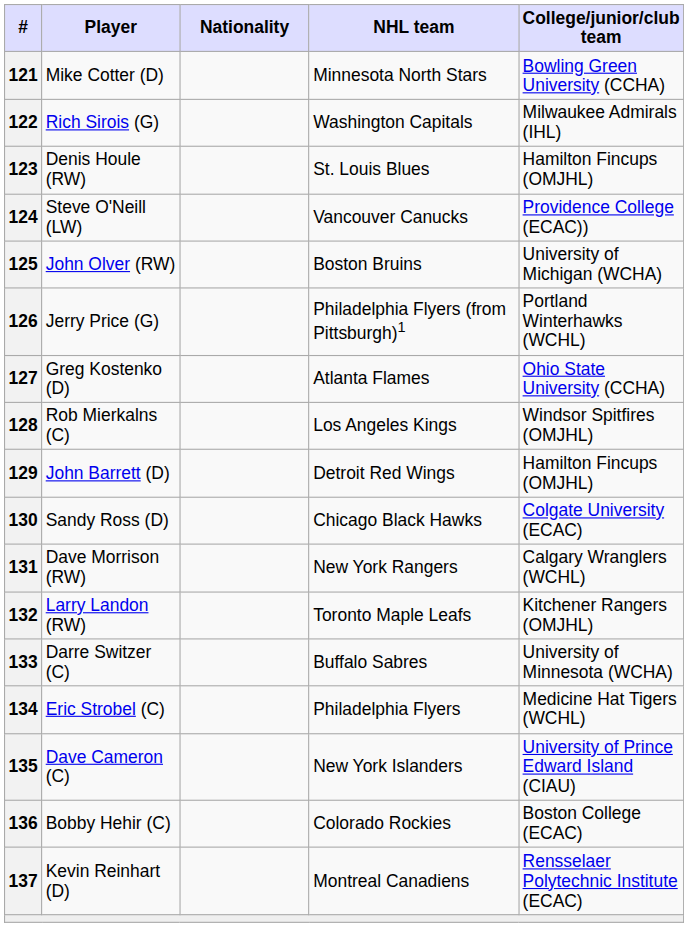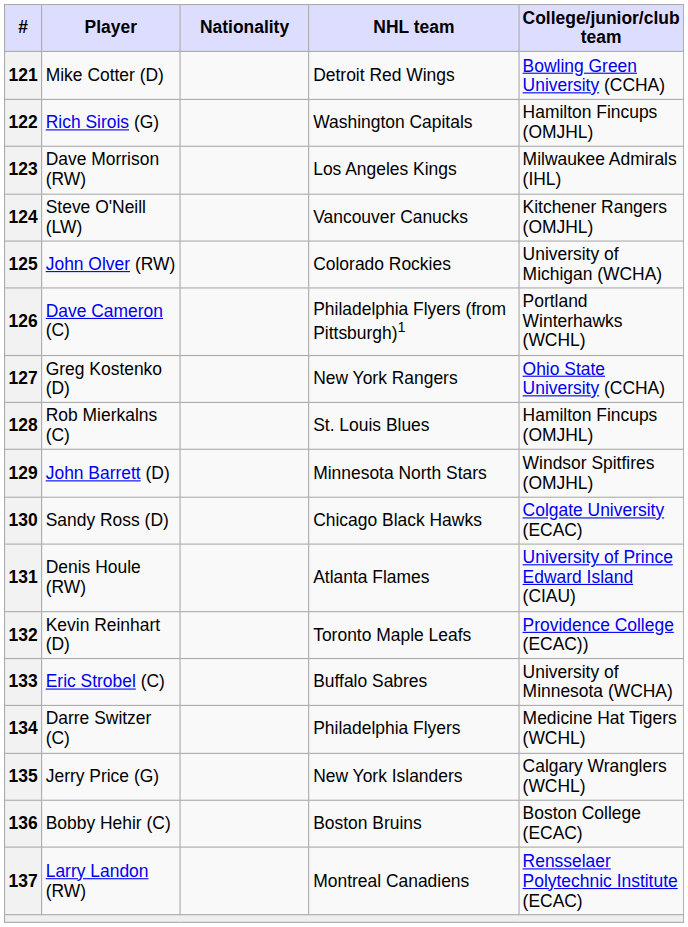(400, 75) Minnesota North Stars -> (384, 75) Detroit Red Wings
(600, 122) Milwaukee Admirals (IHL) -> (590, 122) Hamilton Fincups (OMJHL)
(93, 169) Denis Houle (RW) -> (102, 169) Dave Morrison (RW)
(371, 169) St. Louis Blues -> (385, 169) Los Angeles Kings
(590, 169) Hamilton Fincups (OMJHL) -> (600, 169) Milwaukee Admirals (IHL)
(598, 217) Providence College (ECAC)) -> (595, 217) Kitchener Rangers (OMJHL)
(367, 264) Boston Bruins -> (382, 264) Colorado Rockies
(102, 321) Jerry Price (G) -> (104, 321) Dave Cameron (C)
(371, 378) Atlanta Flames -> (385, 378) New York Rangers
(385, 425) Los Angeles Kings -> (371, 425) St. Louis Blues
(589, 425) Windsor Spitfires (OMJHL) -> (590, 425) Hamilton Fincups (OMJHL)
(384, 473) Detroit Red Wings -> (400, 473) Minnesota North Stars
(590, 473) Hamilton Fincups (OMJHL) -> (589, 473) Windsor Spitfires (OMJHL)
(102, 567) Dave Morrison (RW) -> (93, 577) Denis Houle (RW)
(385, 567) New York Rangers -> (371, 577) Atlanta Flames
(595, 567) Calgary Wranglers (WCHL) -> (598, 577) University of Prince Edward Island (CIAU)
(97, 615) Larry Landon (RW) -> (103, 634) Kevin Reinhart (D)
(595, 615) Kitchener Rangers (OMJHL) -> (598, 634) Providence College (ECAC))
(99, 662) Darre Switzer (C) -> (105, 682) Eric Strobel (C)
(105, 709) Eric Strobel (C) -> (99, 729) Darre Switzer (C)
(104, 766) Dave Cameron (C) -> (102, 776) Jerry Price (G)
(598, 766) University of Prince Edward Island (CIAU) -> (595, 776) Calgary Wranglers (WCHL)
(382, 823) Colorado Rockies -> (367, 823) Boston Bruins
(103, 880) Kevin Reinhart (D) -> (97, 880) Larry Landon (RW)
